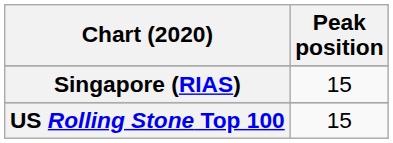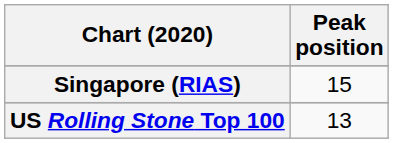(339, 120) 15 -> (339, 120) 13
